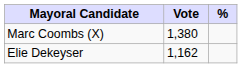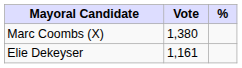(182, 53) 1,162 -> (182, 53) 1,161
